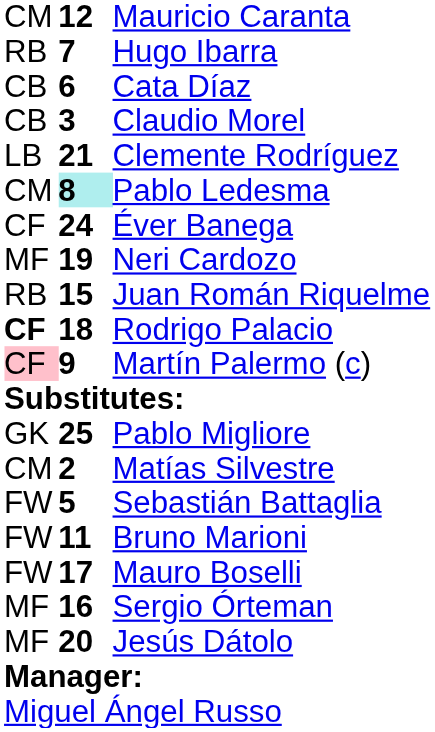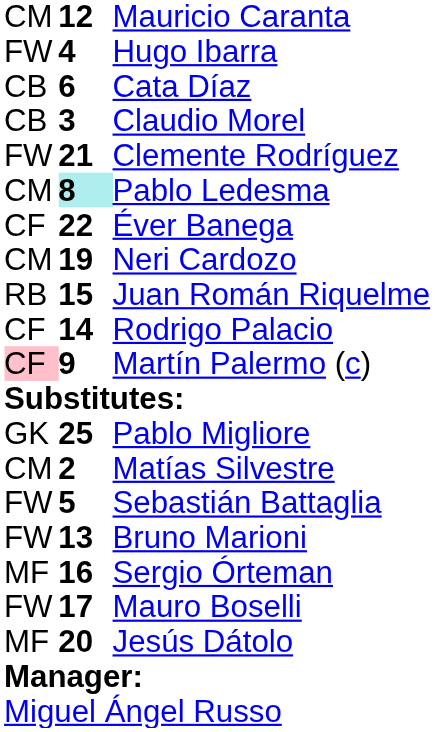(26, 51) RB -> (28, 51) FW
(67, 51) 7 -> (67, 51) 4
(23, 155) LB -> (28, 155) FW
(76, 225) 24 -> (76, 225) 22
(27, 259) MF -> (28, 259) CM
(25, 329) bold -> (25, 329) normal
(76, 329) 18 -> (76, 329) 14
(75, 537) 11 -> (76, 537) 13
rows swapped: (223, 607) <-> (207, 572)
